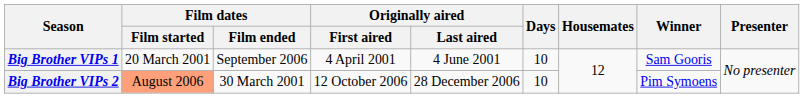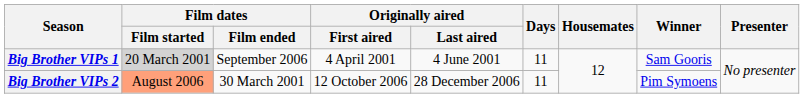(168, 59) no background -> (168, 59) lightgrey background
(541, 59) 10 -> (541, 59) 11
(541, 81) 10 -> (541, 81) 11
